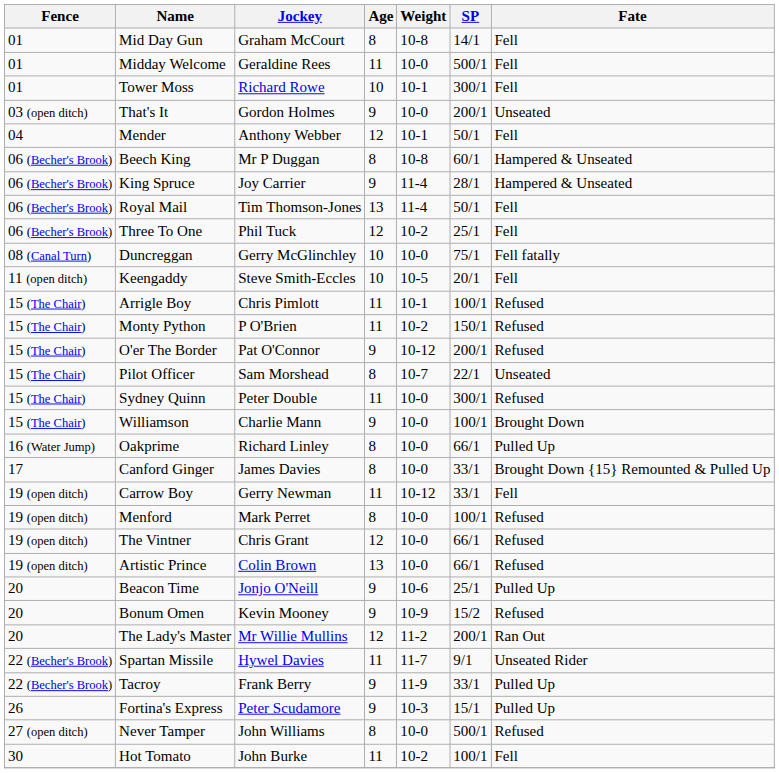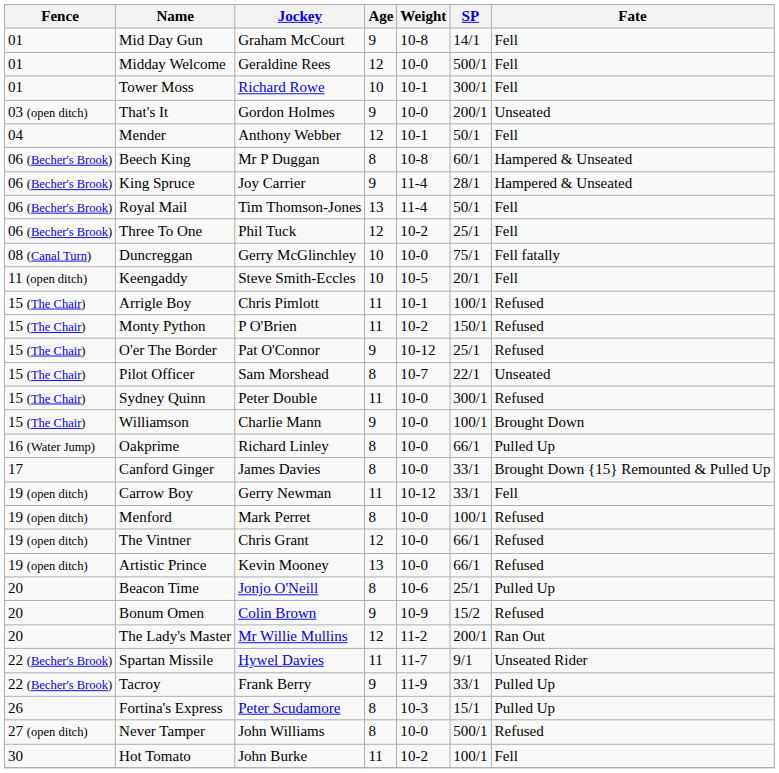(372, 40) 8 -> (372, 40) 9
(376, 64) 11 -> (376, 64) 12
(470, 350) 200/1 -> (467, 350) 25/1
(277, 565) Colin Brown -> (284, 565) Kevin Mooney
(372, 588) 9 -> (372, 588) 8
(284, 612) Kevin Mooney -> (277, 612) Colin Brown
(372, 708) 9 -> (372, 708) 8
